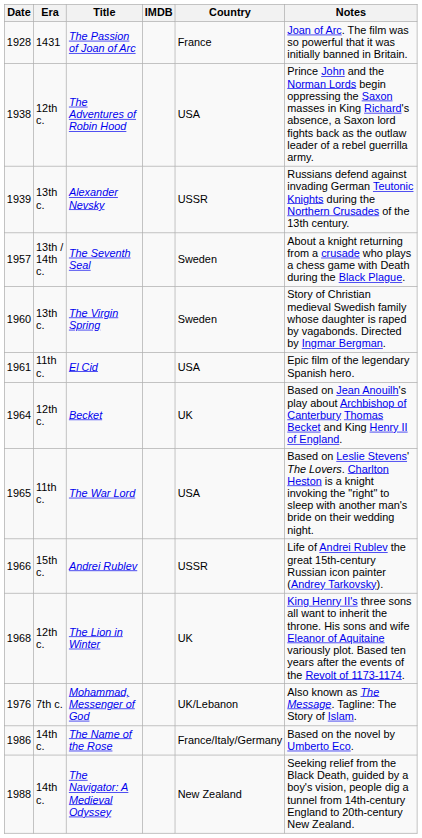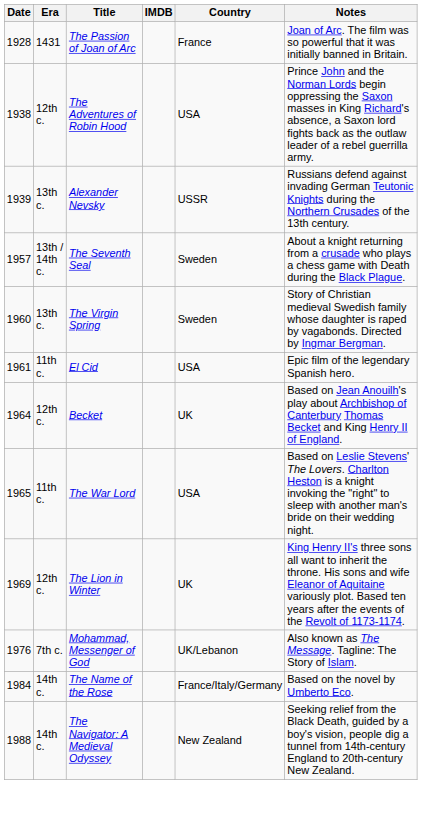- row: (103, 566)
(19, 638) 1968 -> (19, 584) 1969
(19, 740) 1986 -> (19, 686) 1984
